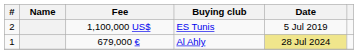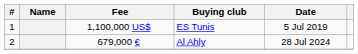(12, 27) 2 -> (12, 27) 1
(12, 42) 1 -> (12, 42) 2
(306, 42) khaki background -> (306, 42) no background
